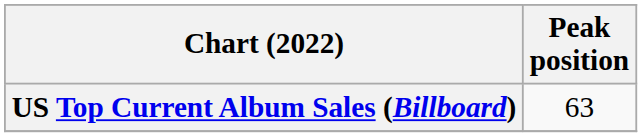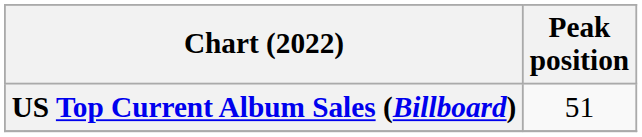(579, 107) 63 -> (579, 107) 51
